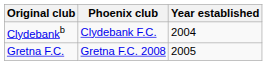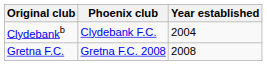(183, 51) 2005 -> (183, 51) 2008
